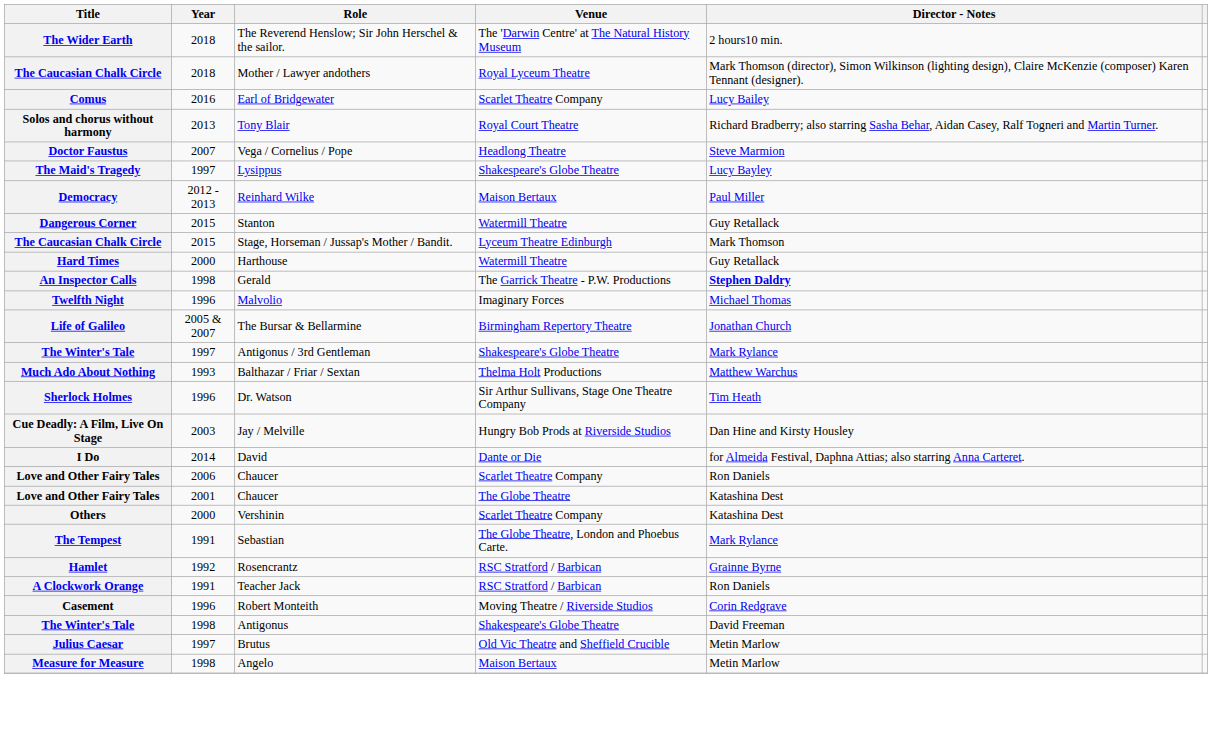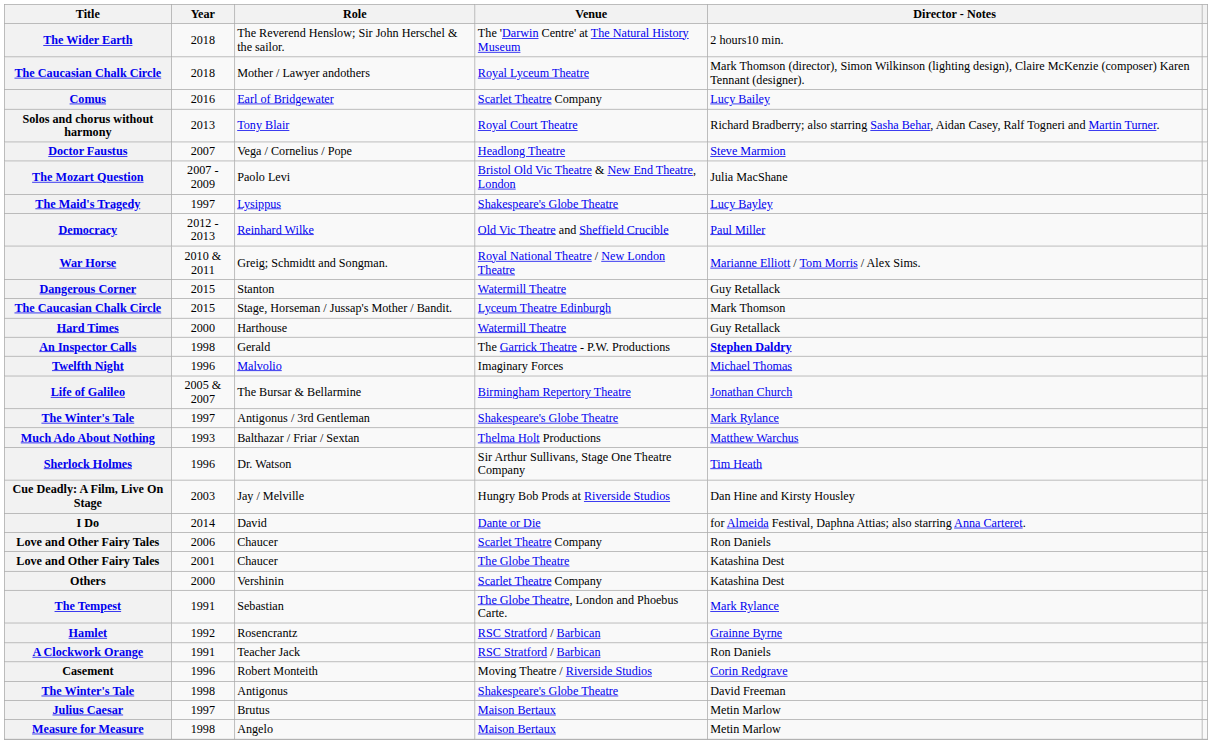+ row: (88, 177)
(518, 197) Maison Bertaux -> (573, 229) Old Vic Theatre and Sheffield Crucible
+ row: (88, 262)
(574, 644) Old Vic Theatre and Sheffield Crucible -> (517, 710) Maison Bertaux
